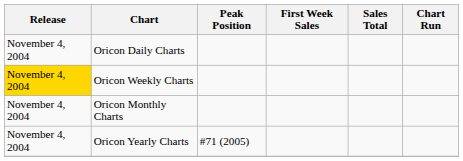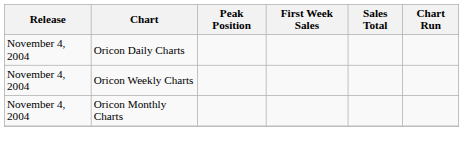(36, 80) gold background -> (36, 80) no background
- row: (141, 141)
